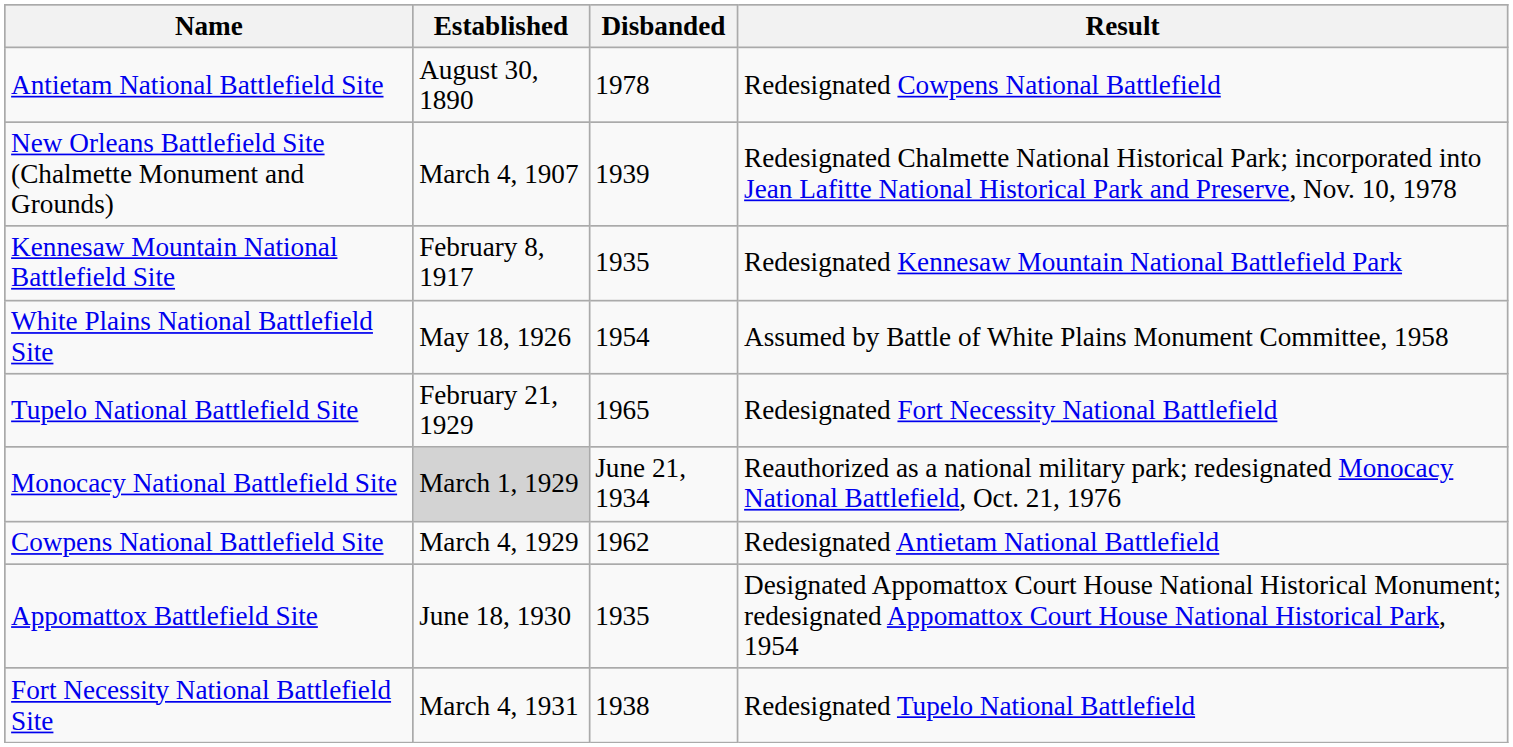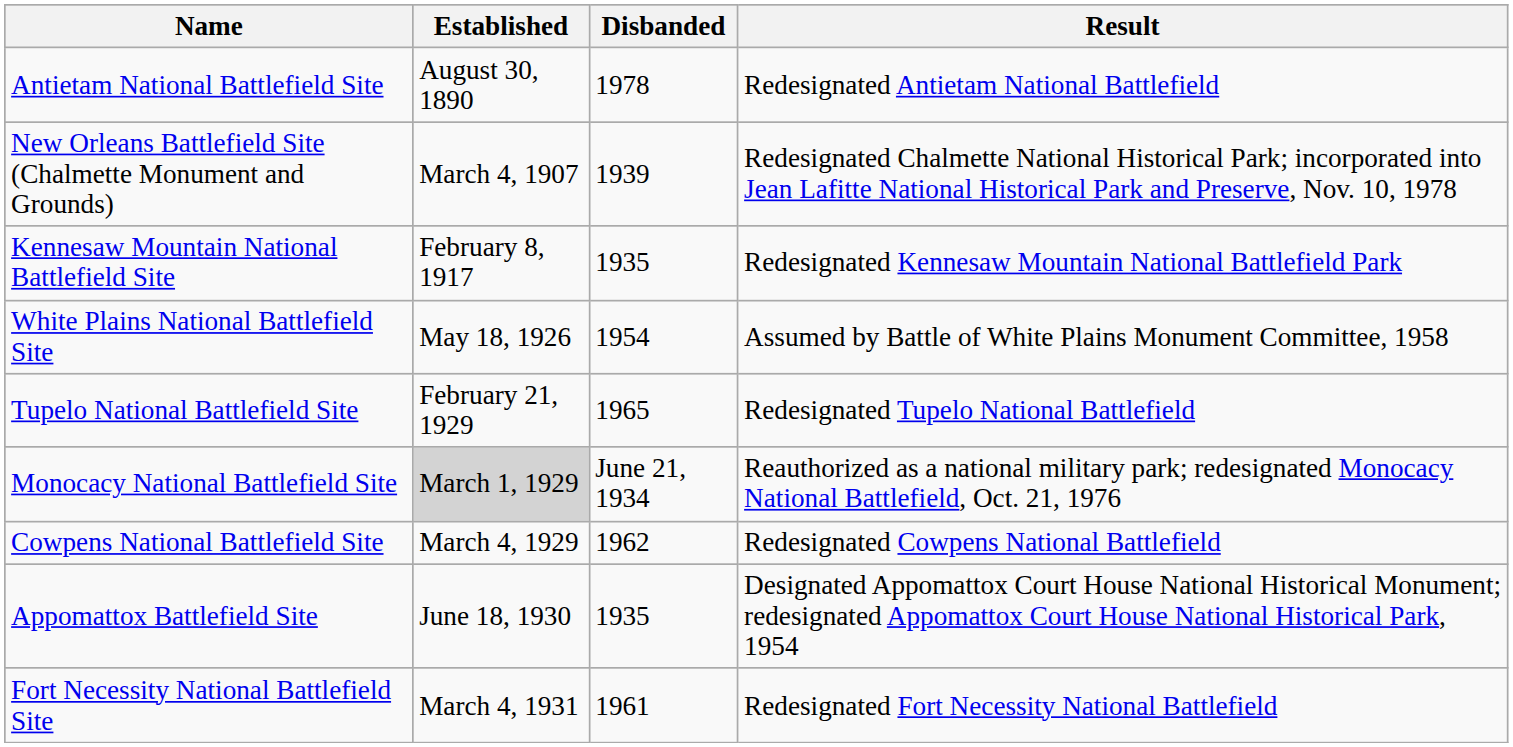(982, 84) Redesignated Cowpens National Battlefield -> (982, 84) Redesignated Antietam National Battlefield
(1011, 410) Redesignated Fort Necessity National Battlefield -> (970, 410) Redesignated Tupelo National Battlefield
(982, 542) Redesignated Antietam National Battlefield -> (982, 542) Redesignated Cowpens National Battlefield
(622, 705) 1938 -> (622, 705) 1961
(970, 705) Redesignated Tupelo National Battlefield -> (1011, 705) Redesignated Fort Necessity National Battlefield
